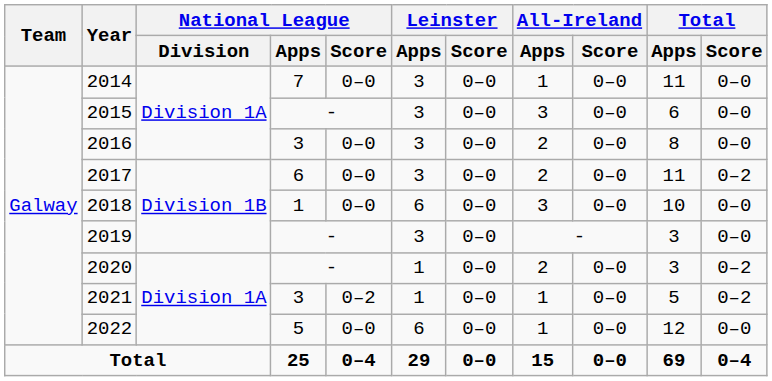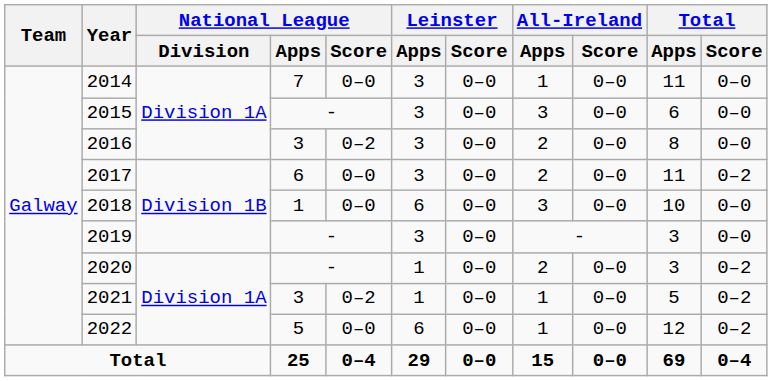(359, 144) 0–0 -> (359, 144) 0–2
(734, 330) 0–0 -> (734, 330) 0–2
